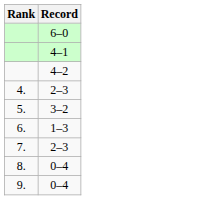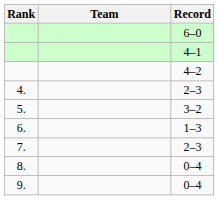+ column: (104, 14)
